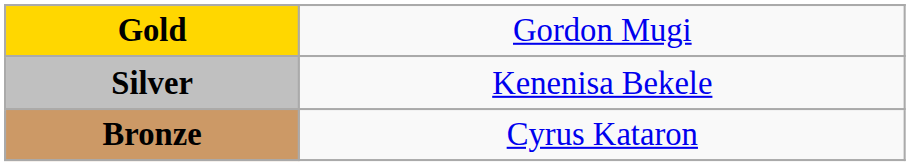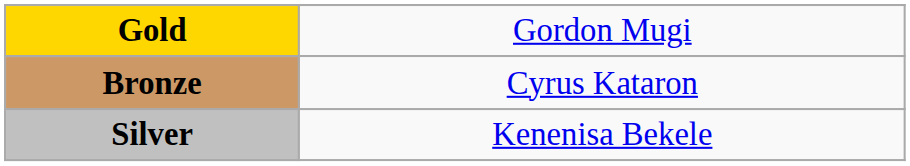rows swapped: (152, 82) <-> (152, 133)
